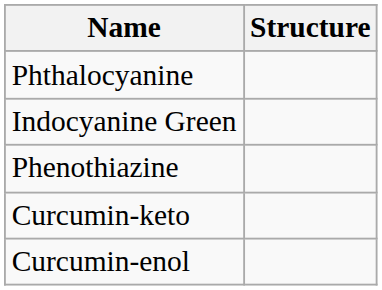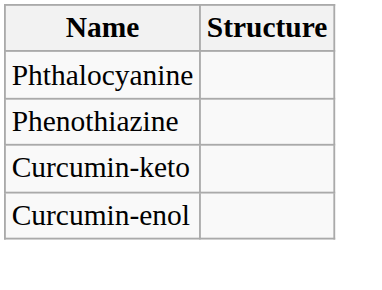- row: (124, 121)
